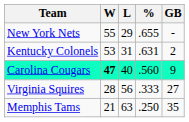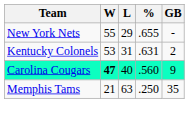- row: (46, 88)
